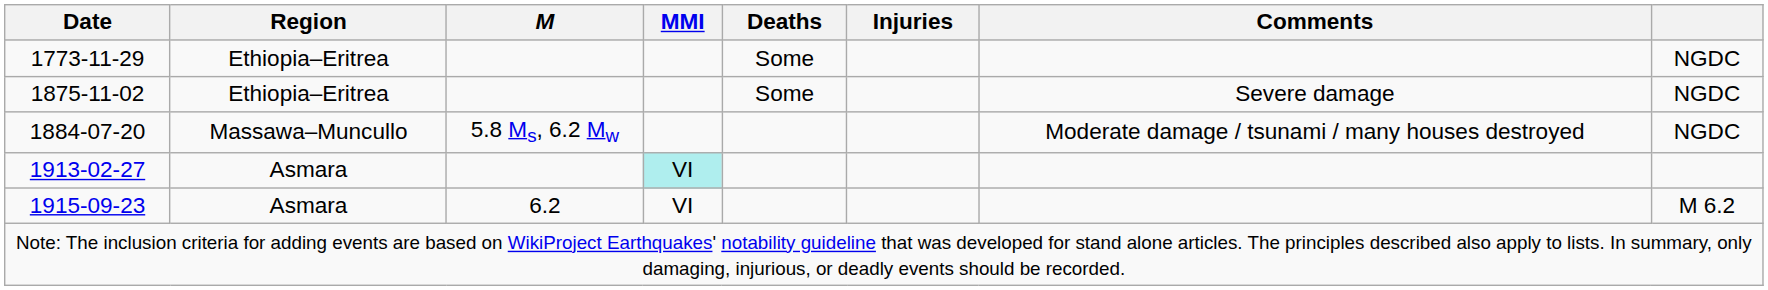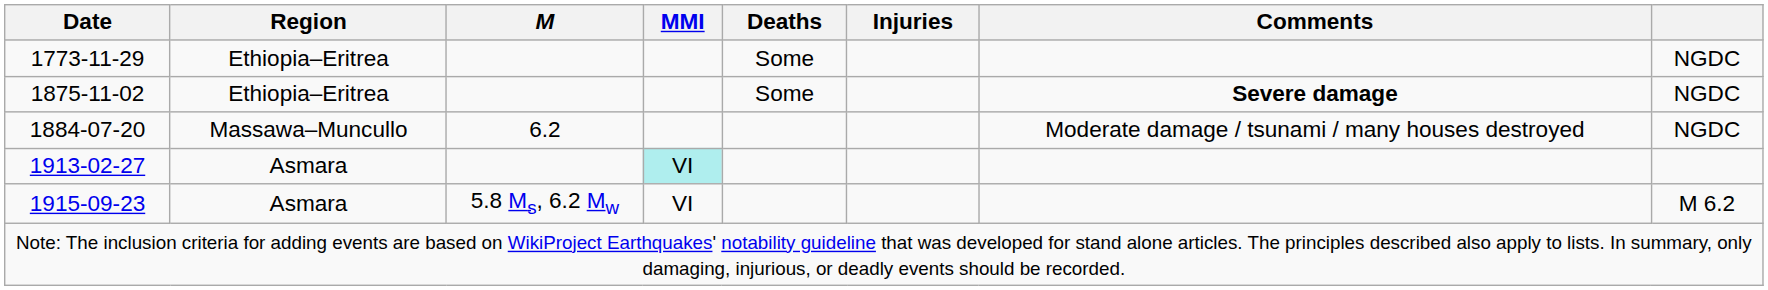(1315, 93) normal -> (1315, 93) bold
(545, 132) 5.8 Ms, 6.2 Mw -> (545, 129) 6.2
(545, 205) 6.2 -> (545, 204) 5.8 Ms, 6.2 Mw
